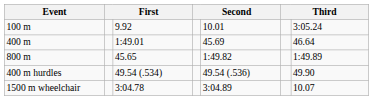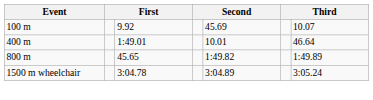(214, 27) 10.01 -> (216, 27) 45.69
(308, 27) 3:05.24 -> (304, 27) 10.07
(214, 42) 45.69 -> (216, 42) 10.01
- row: (34, 73)
(304, 88) 10.07 -> (308, 73) 3:05.24
